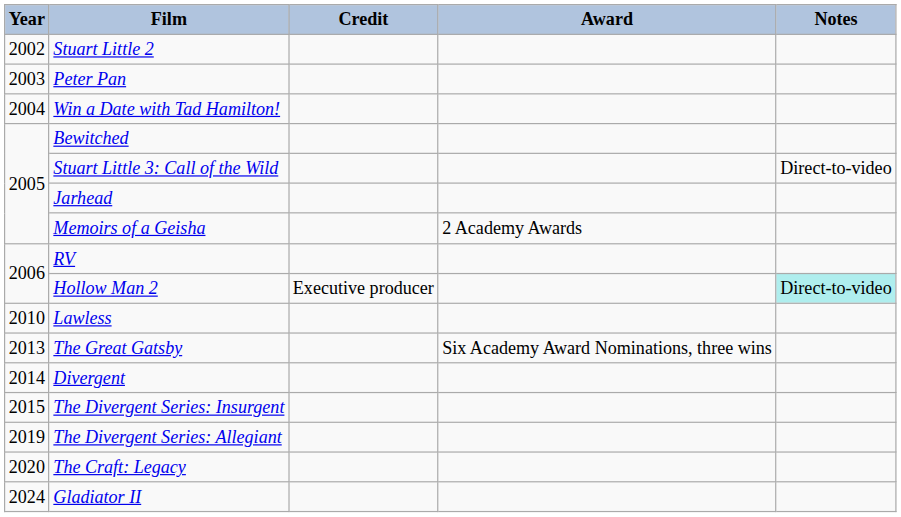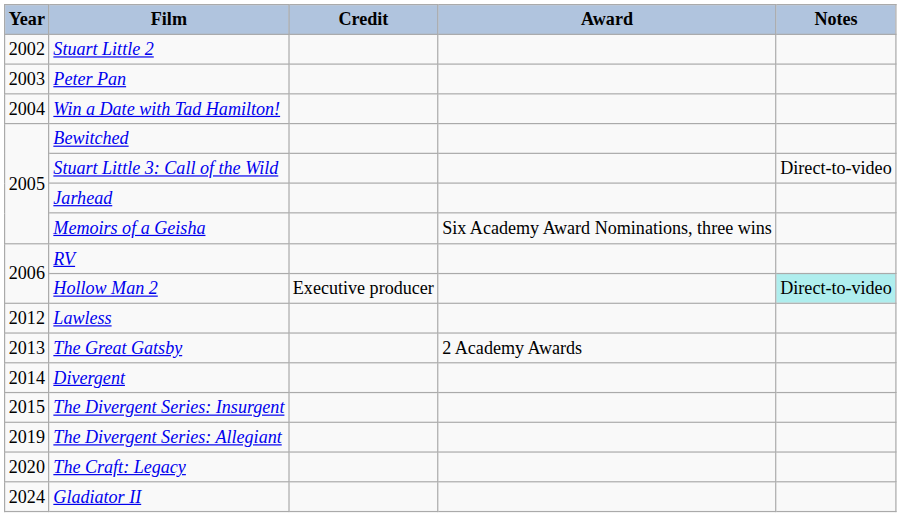(512, 228) 2 Academy Awards -> (607, 228) Six Academy Award Nominations, three wins
(27, 317) 2010 -> (27, 317) 2012
(607, 347) Six Academy Award Nominations, three wins -> (512, 347) 2 Academy Awards
